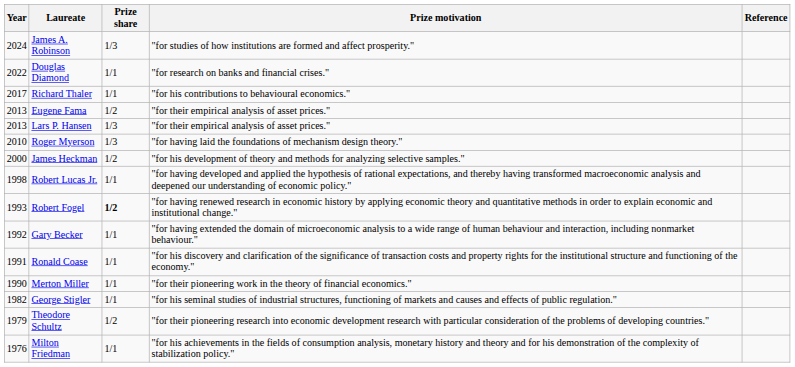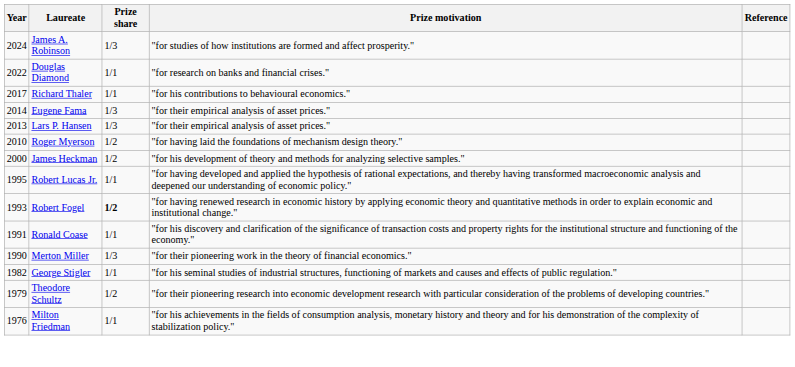(17, 110) 2013 -> (17, 110) 2014
(111, 110) 1/2 -> (111, 110) 1/3
(111, 142) 1/3 -> (111, 142) 1/2
(17, 180) 1998 -> (17, 180) 1995
- row: (57, 234)
(111, 283) 1/1 -> (111, 256) 1/3
